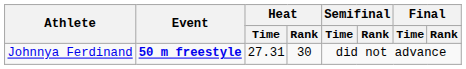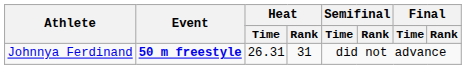(266, 53) 27.31 -> (266, 53) 26.31
(304, 53) 30 -> (304, 53) 31
